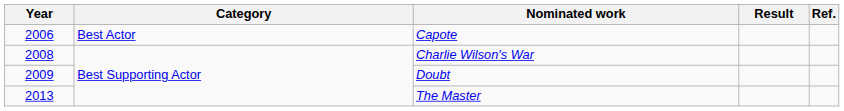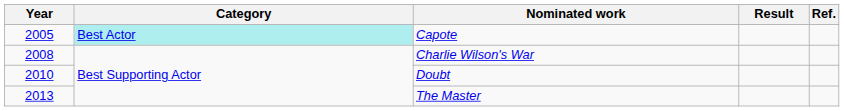(39, 34) 2006 -> (39, 34) 2005
(106, 34) no background -> (106, 34) paleturquoise background
(39, 75) 2009 -> (39, 75) 2010
